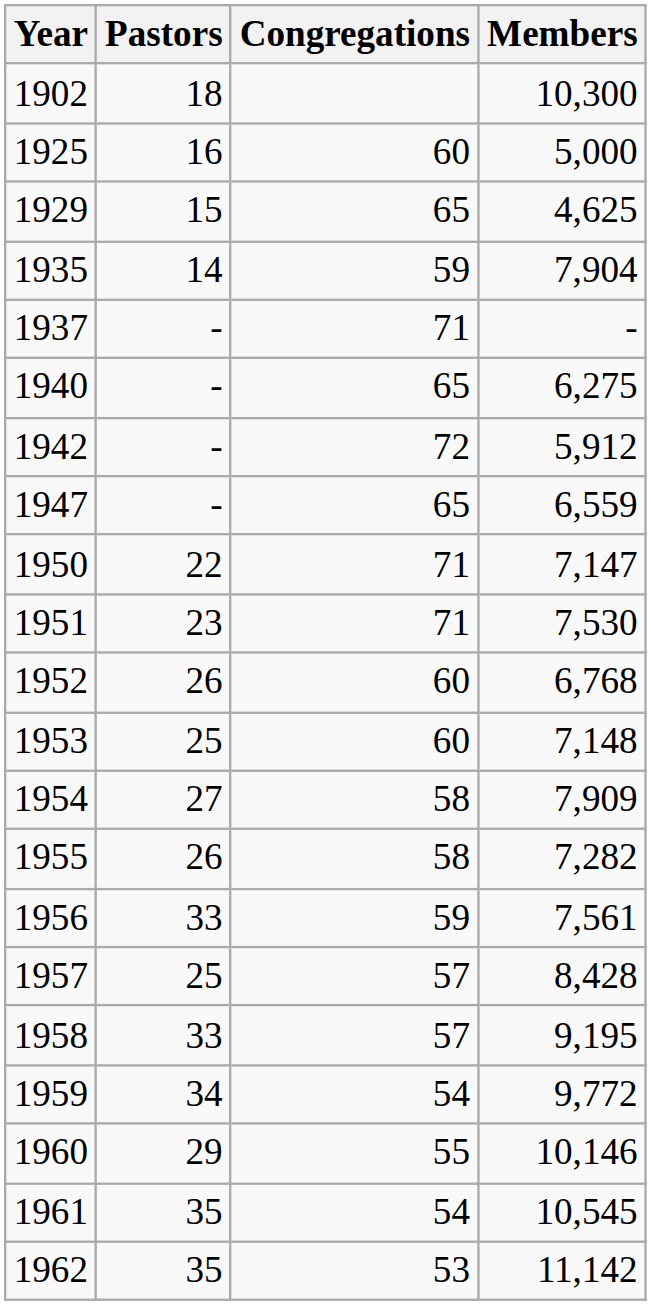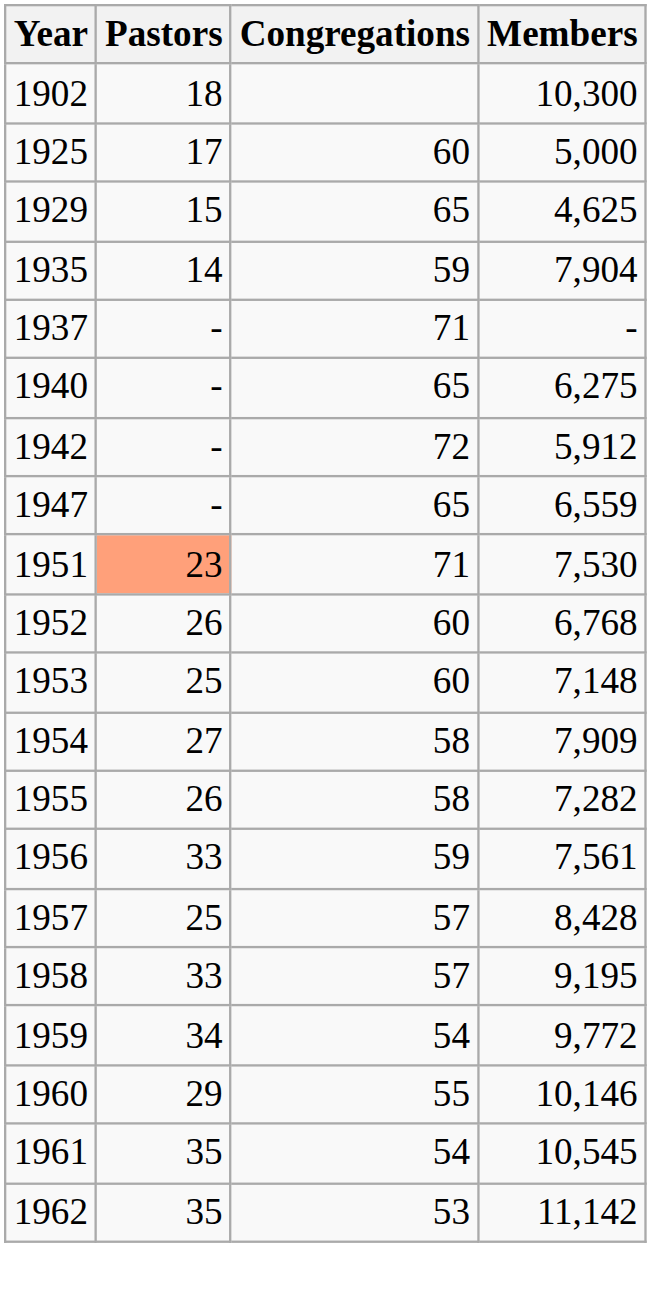(204, 151) 16 -> (204, 151) 17
- row: (51, 563)
(204, 622) no background -> (204, 563) lightsalmon background
